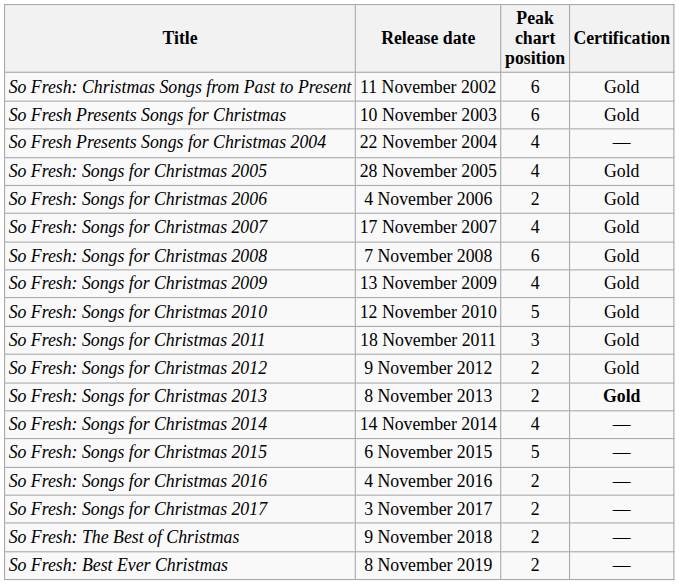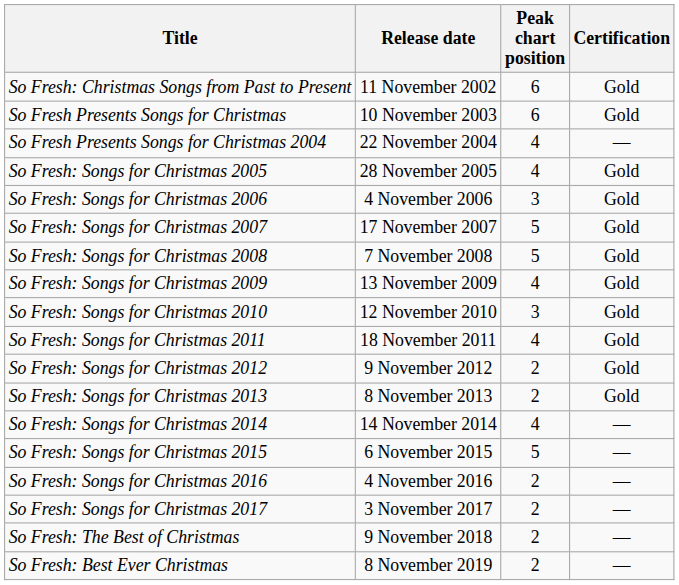(535, 199) 2 -> (535, 199) 3
(535, 227) 4 -> (535, 227) 5
(535, 255) 6 -> (535, 255) 5
(535, 312) 5 -> (535, 312) 3
(535, 340) 3 -> (535, 340) 4
(622, 396) bold -> (622, 396) normal
